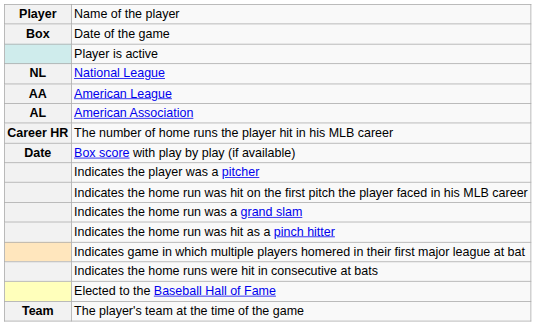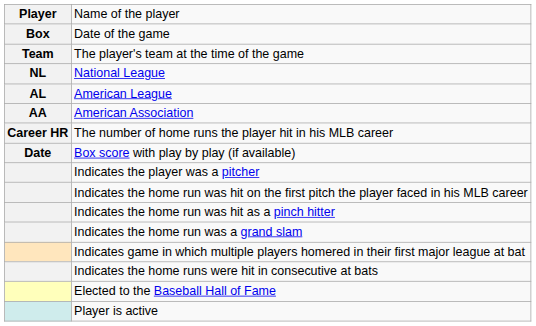rows swapped: (189, 311) <-> (116, 53)
(38, 93) AA -> (38, 93) AL
(38, 113) AL -> (38, 113) AA
rows swapped: (188, 212) <-> (204, 232)
